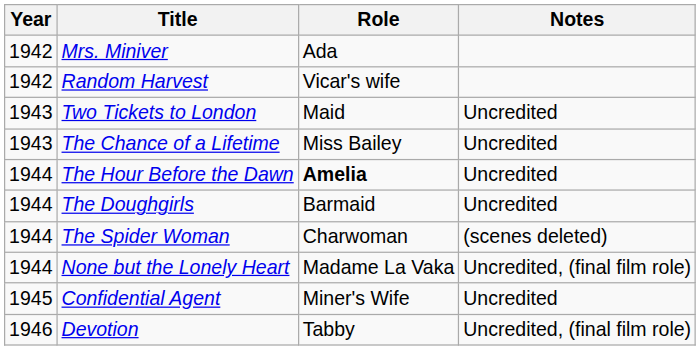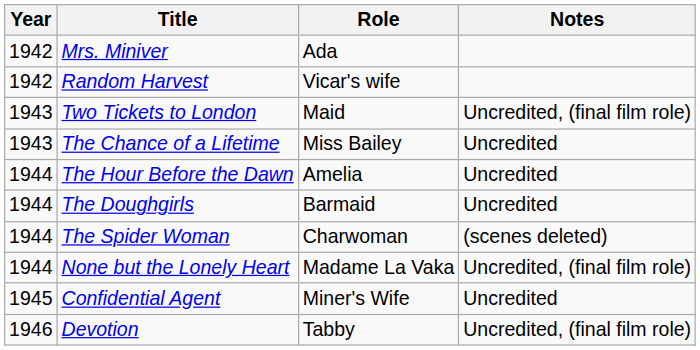(510, 112) Uncredited -> (577, 112) Uncredited, (final film role)
(335, 174) bold -> (333, 174) normal
